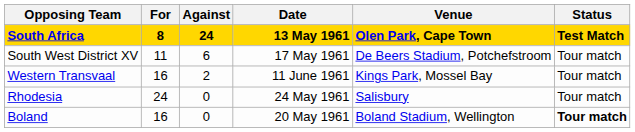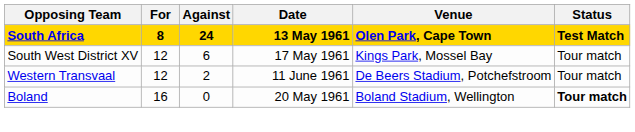(160, 55) 11 -> (160, 55) 12
(453, 55) De Beers Stadium, Potchefstroom -> (424, 55) Kings Park, Mossel Bay
(160, 76) 16 -> (160, 76) 12
(424, 76) Kings Park, Mossel Bay -> (453, 76) De Beers Stadium, Potchefstroom
- row: (35, 96)
